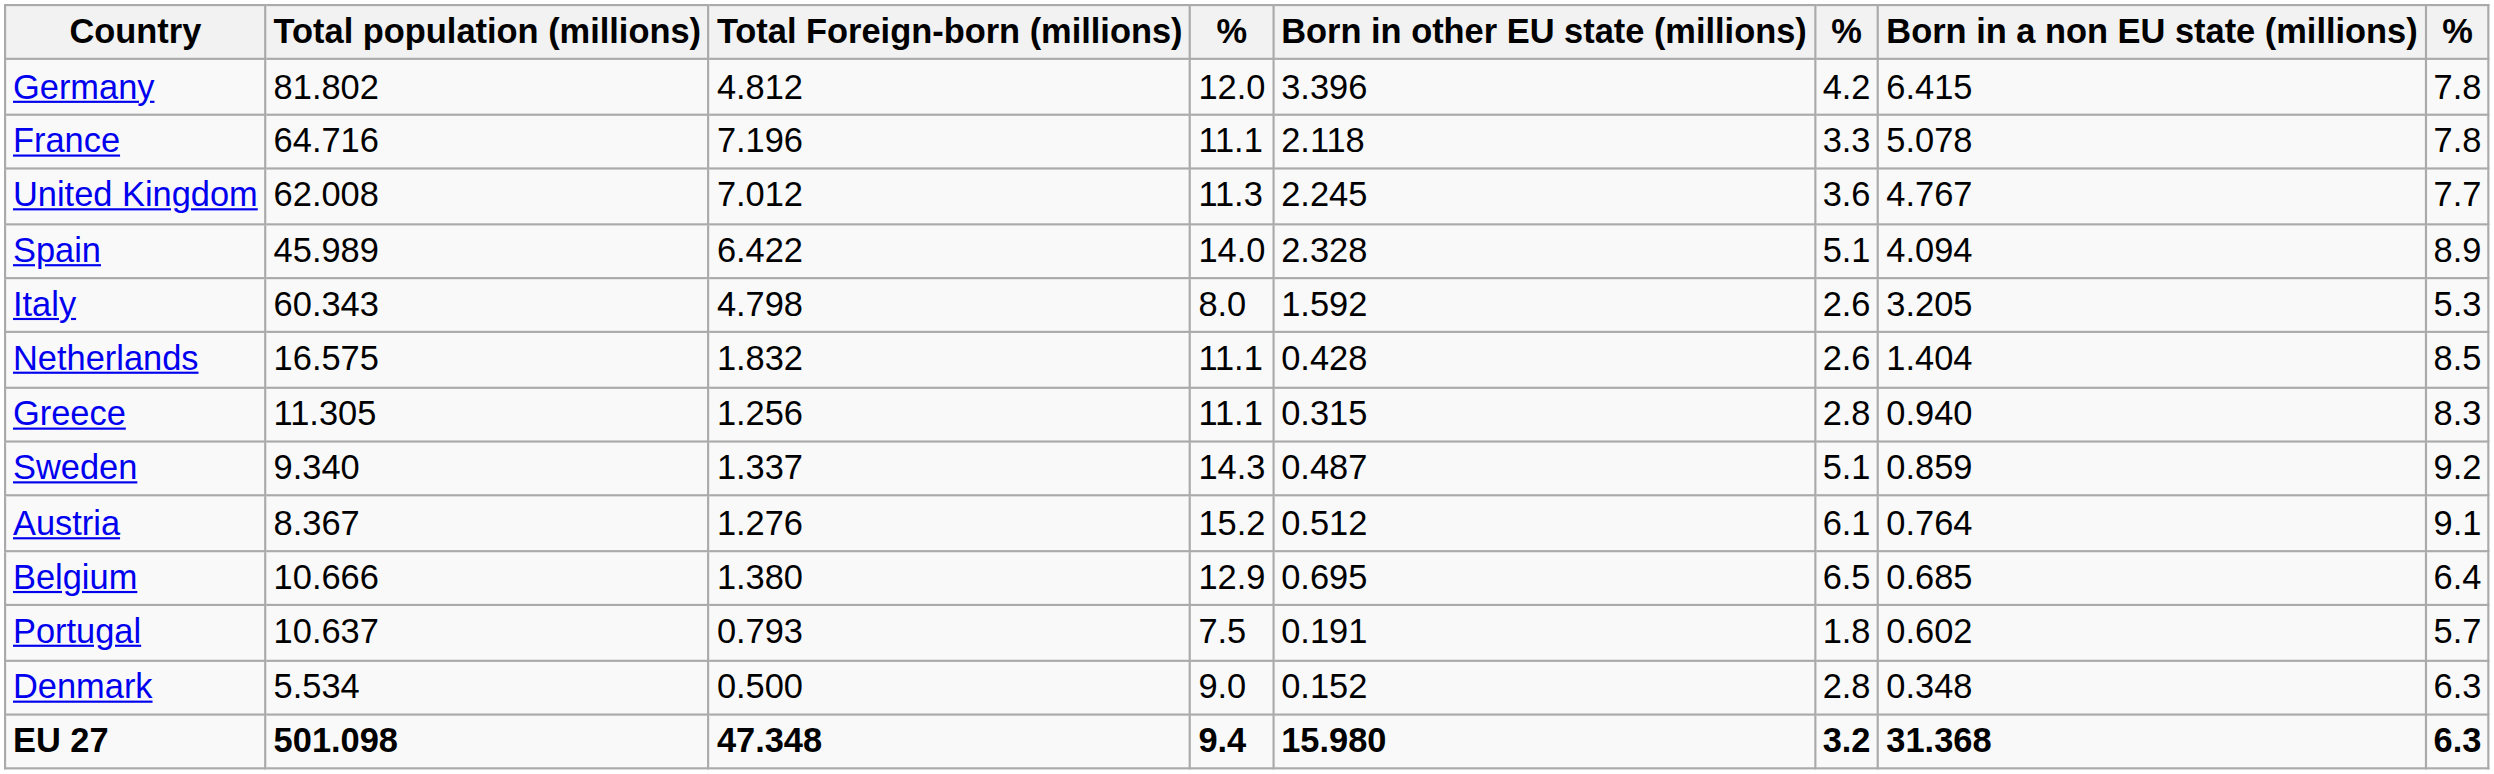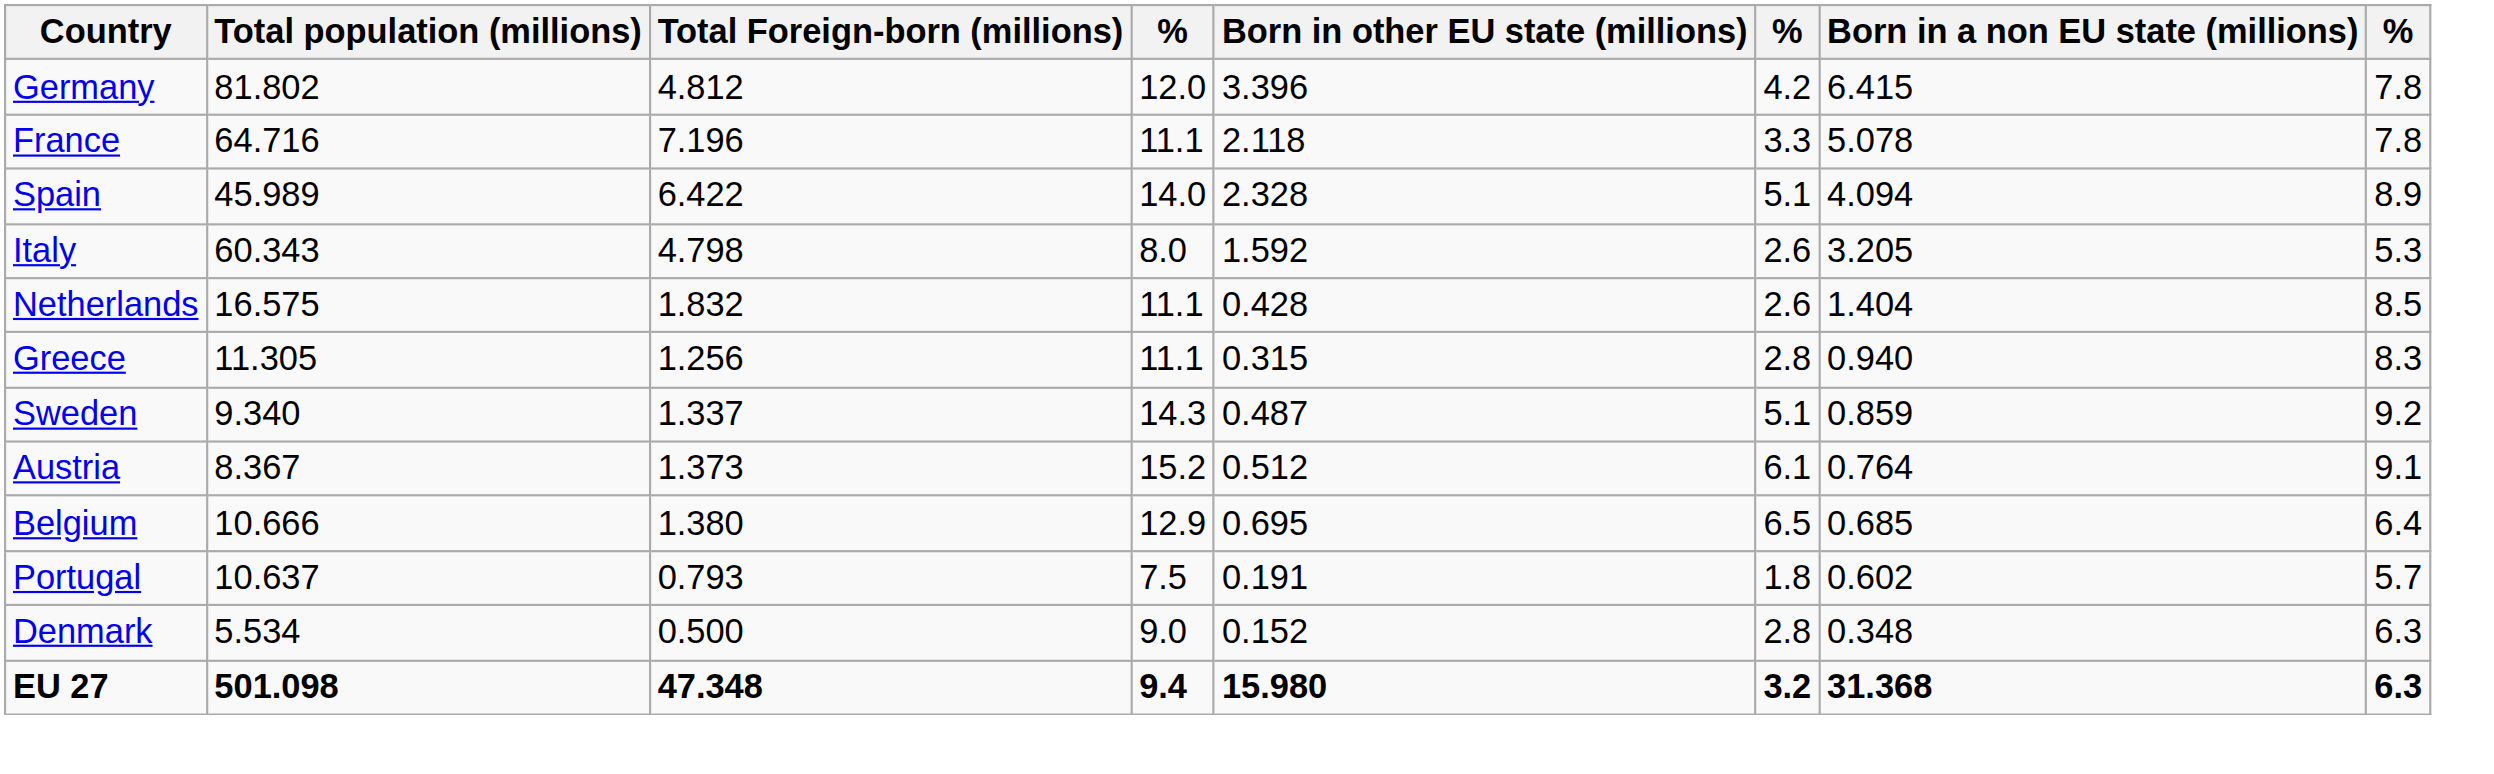- row: (135, 195)
(760, 522) 1.276 -> (701, 468) 1.373
